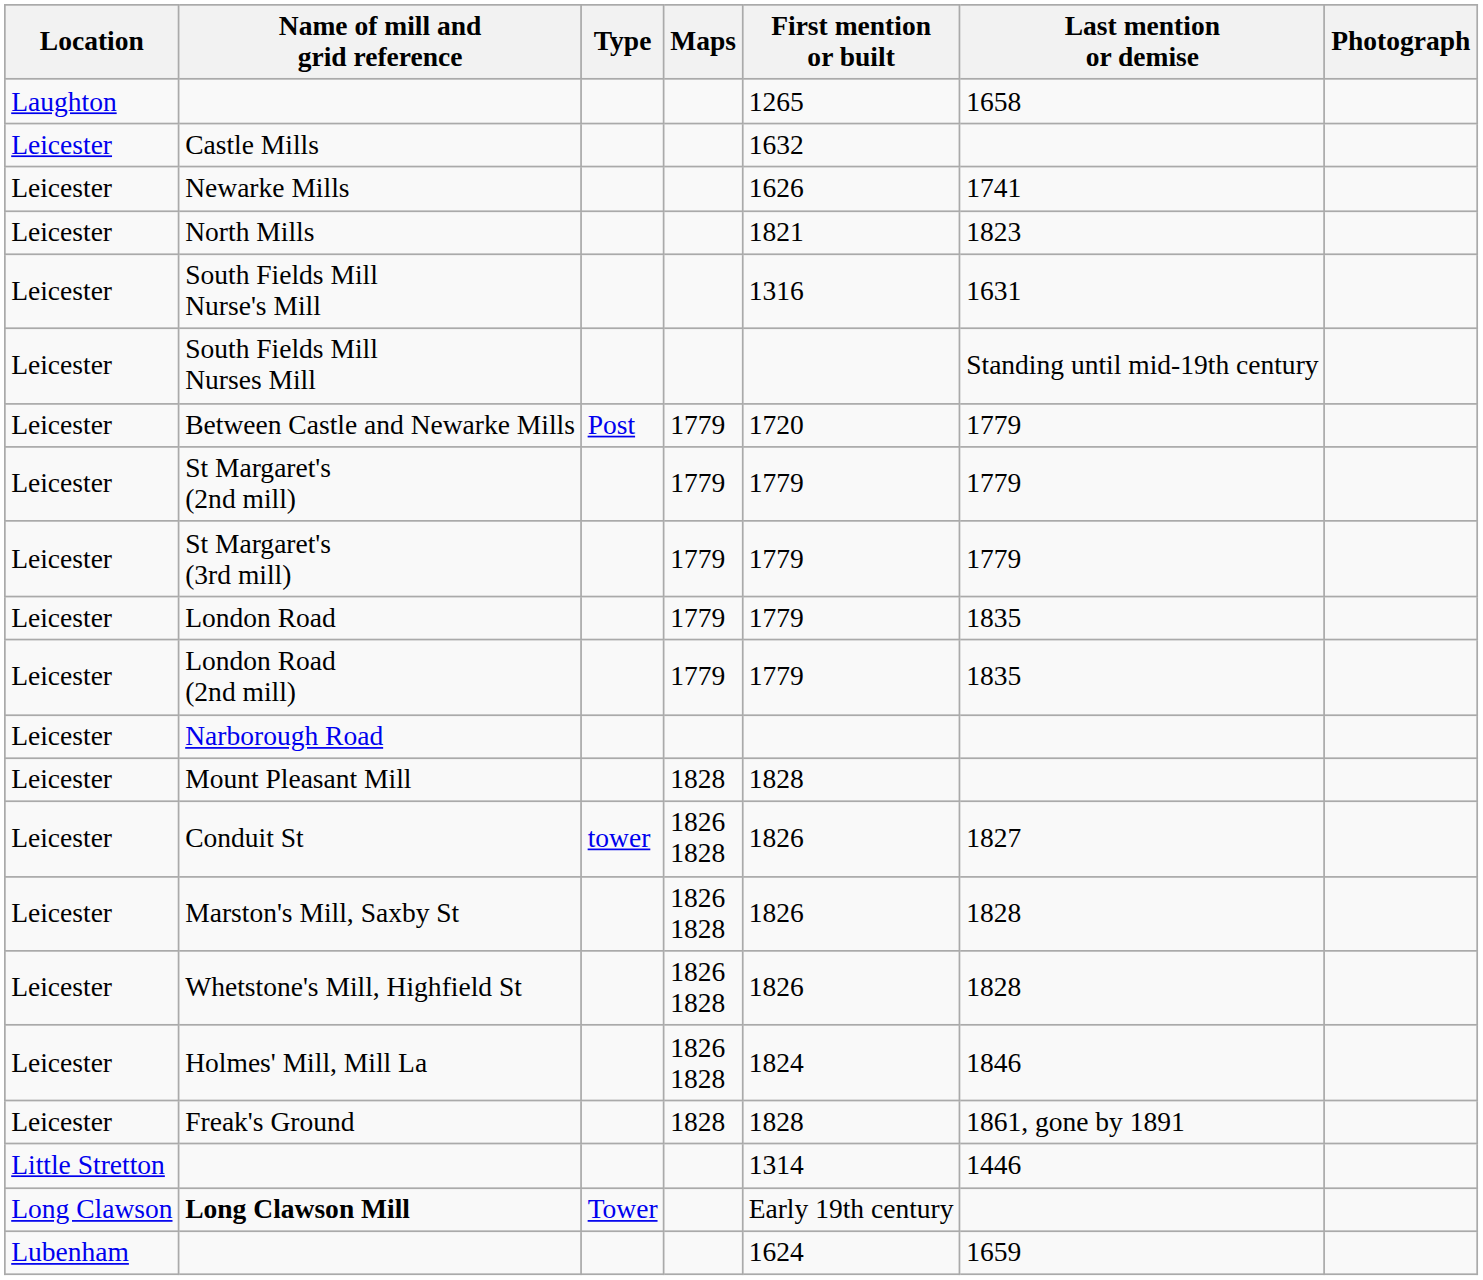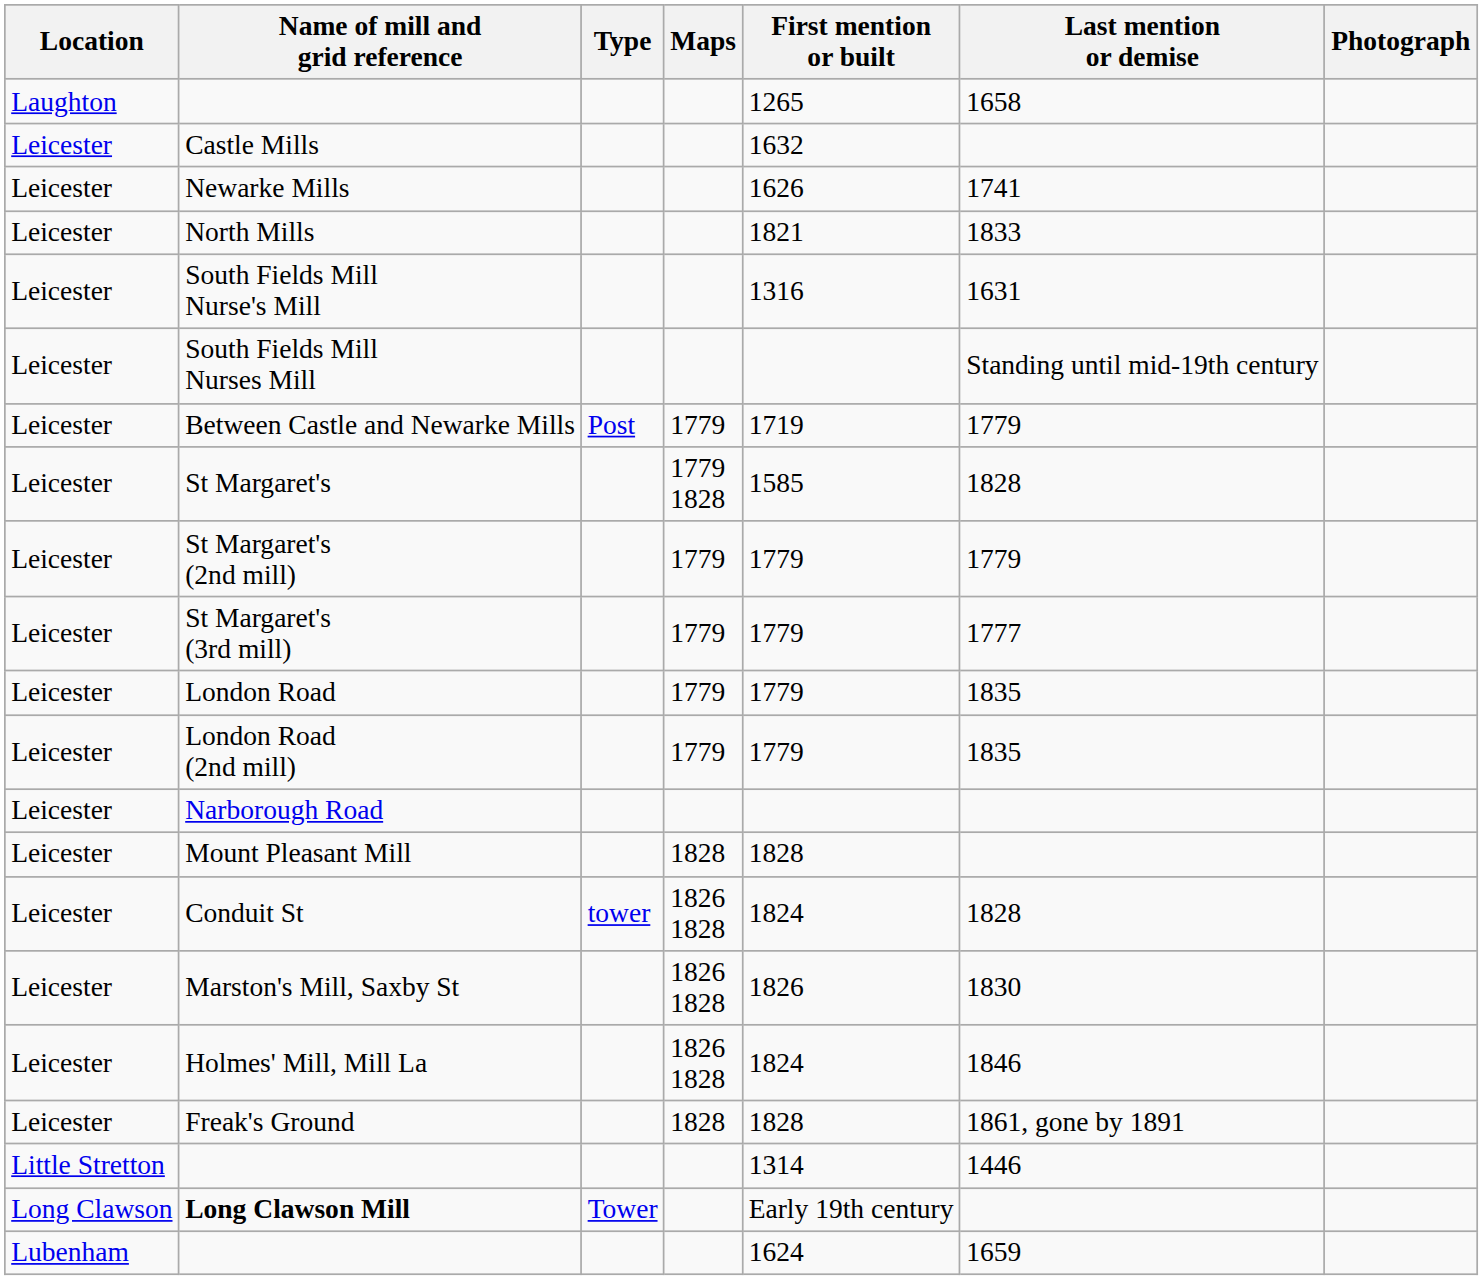(994, 231) 1823 -> (994, 231) 1833
(776, 424) 1720 -> (776, 424) 1719
+ row: (62, 483)
(994, 558) 1779 -> (994, 633) 1777
(776, 838) 1826 -> (776, 913) 1824
(994, 838) 1827 -> (994, 913) 1828
(994, 913) 1828 -> (994, 987) 1830
- row: (62, 987)
